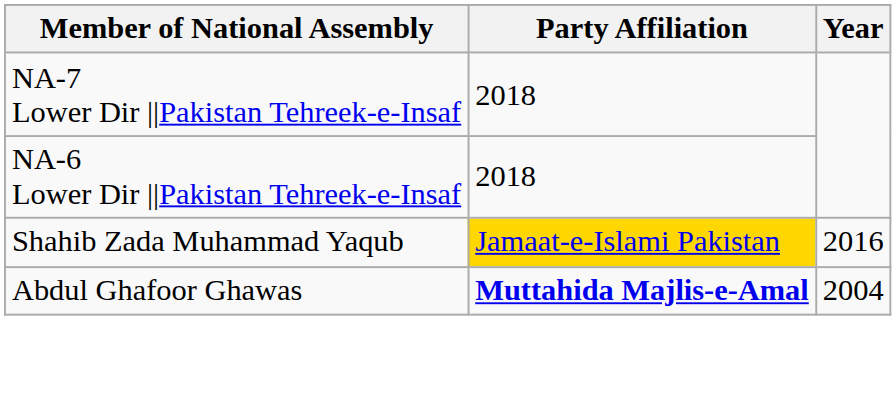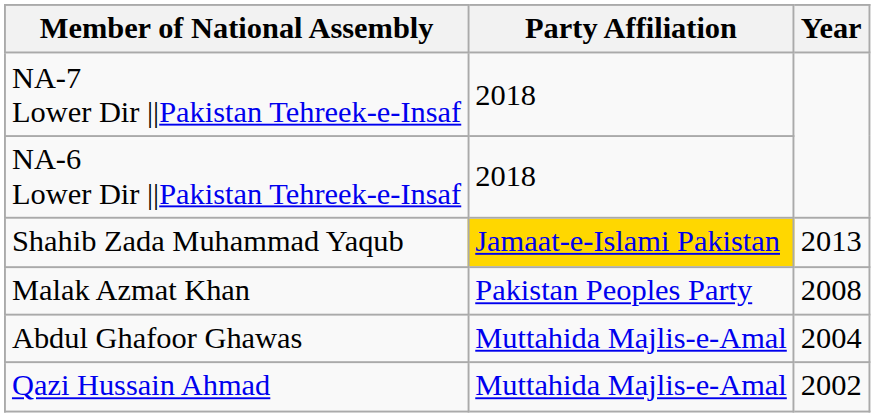(853, 241) 2016 -> (831, 241) 2013
+ row: (131, 289)
(642, 289) bold -> (631, 338) normal
+ row: (141, 386)
